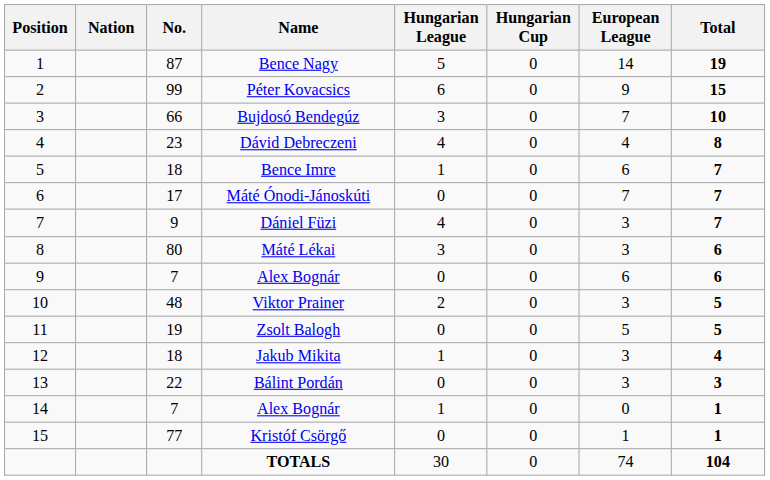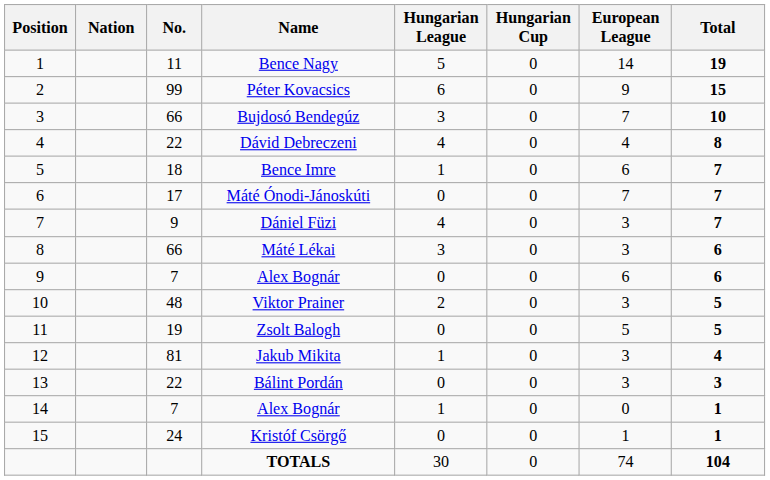(174, 63) 87 -> (174, 63) 11
(174, 143) 23 -> (174, 143) 22
(174, 249) 80 -> (174, 249) 66
(174, 355) 18 -> (174, 355) 81
(174, 435) 77 -> (174, 435) 24
